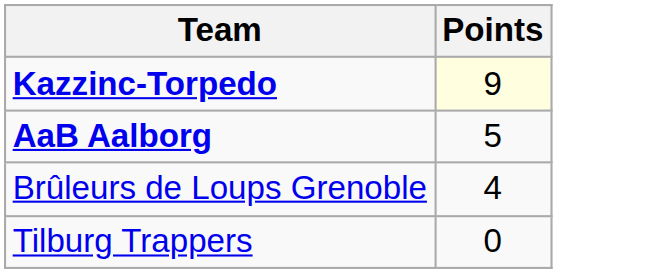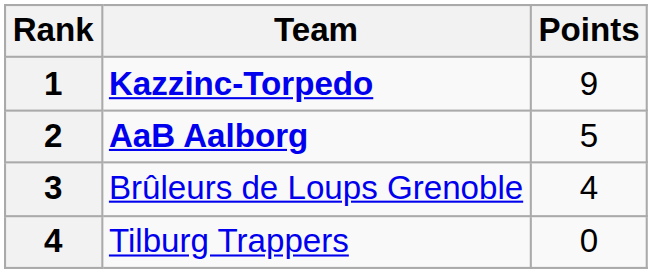+ column: (53, 30)
(493, 83) lightyellow background -> (589, 83) no background
